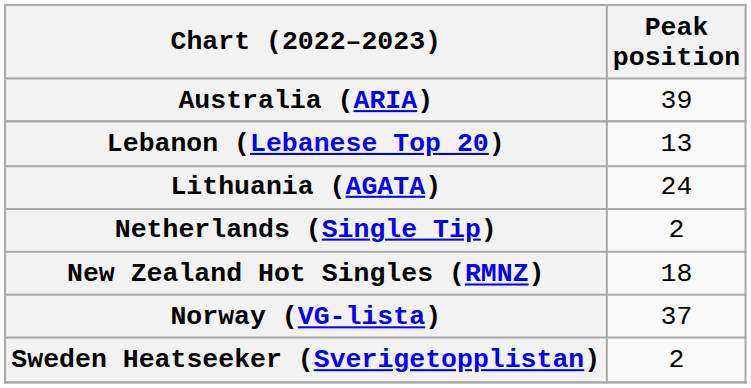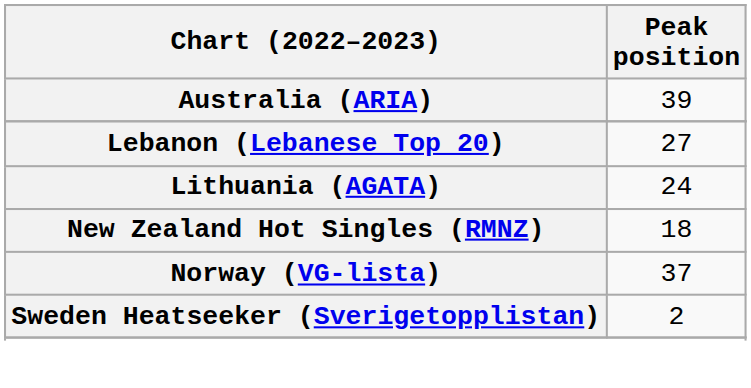(677, 144) 13 -> (677, 144) 27
- row: (306, 230)
